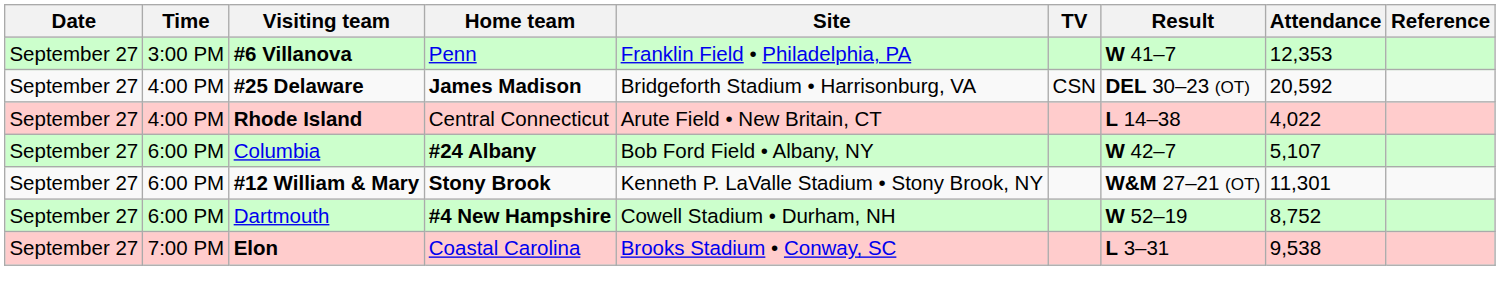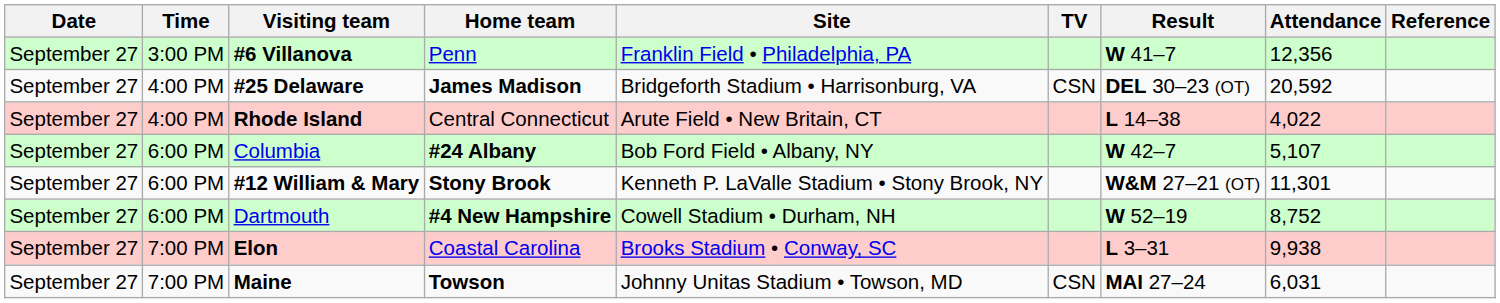(1301, 54) 12,353 -> (1301, 54) 12,356
(1295, 248) 9,538 -> (1295, 248) 9,938
+ row: (263, 281)
